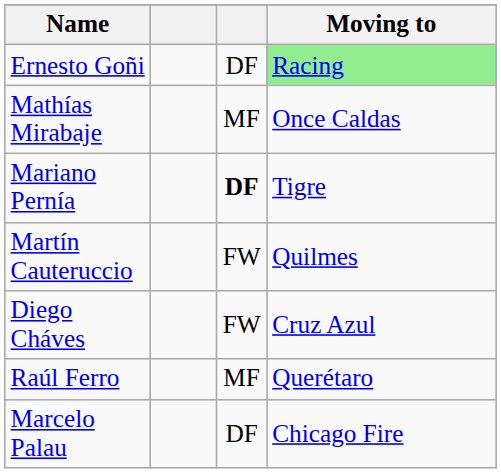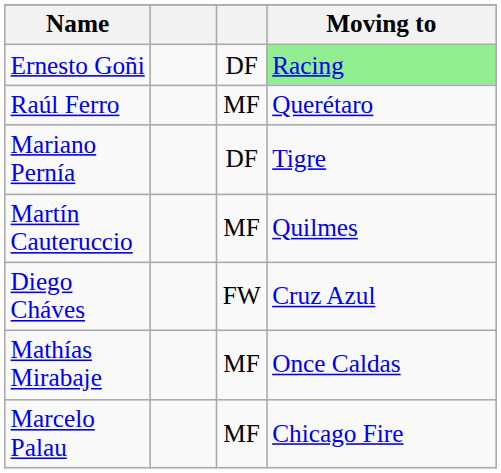rows swapped: (65, 378) <-> (56, 118)
(242, 187) bold -> (242, 159) normal
(242, 256) FW -> (242, 227) MF
(242, 433) DF -> (242, 433) MF
